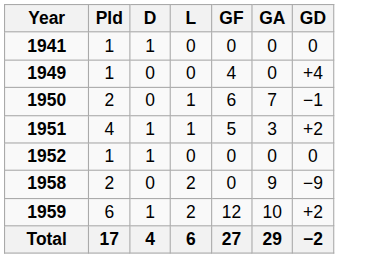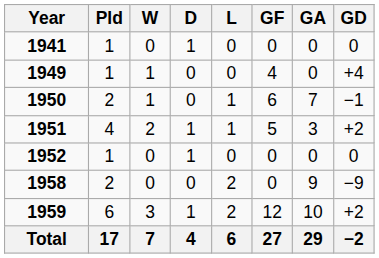+ column: (150, 18)
